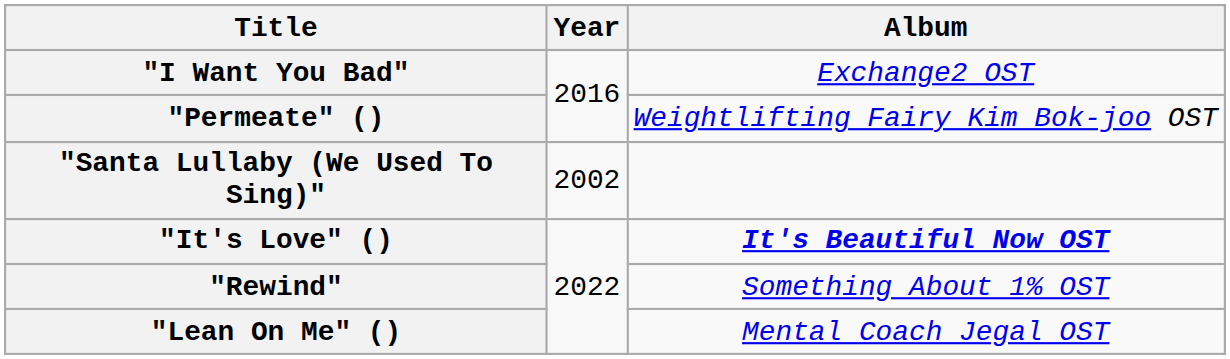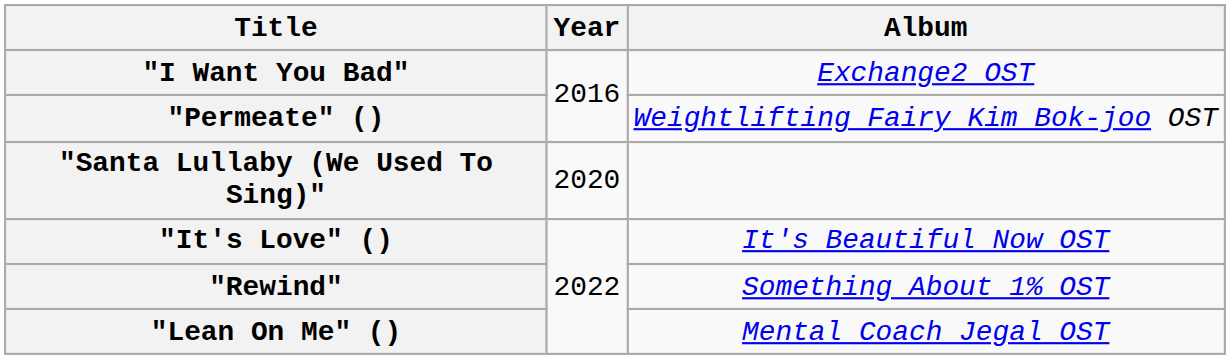(587, 180) 2002 -> (587, 180) 2020
(926, 241) bold -> (926, 241) normal
